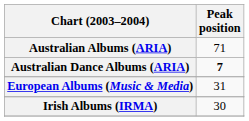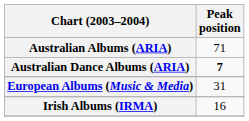(220, 106) 30 -> (220, 106) 16
